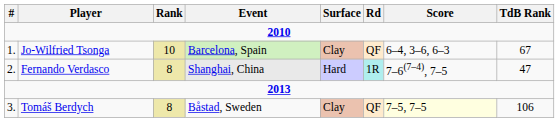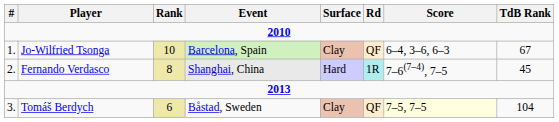(525, 69) 47 -> (525, 69) 45
(169, 108) 8 -> (169, 108) 6
(525, 108) 106 -> (525, 108) 104
